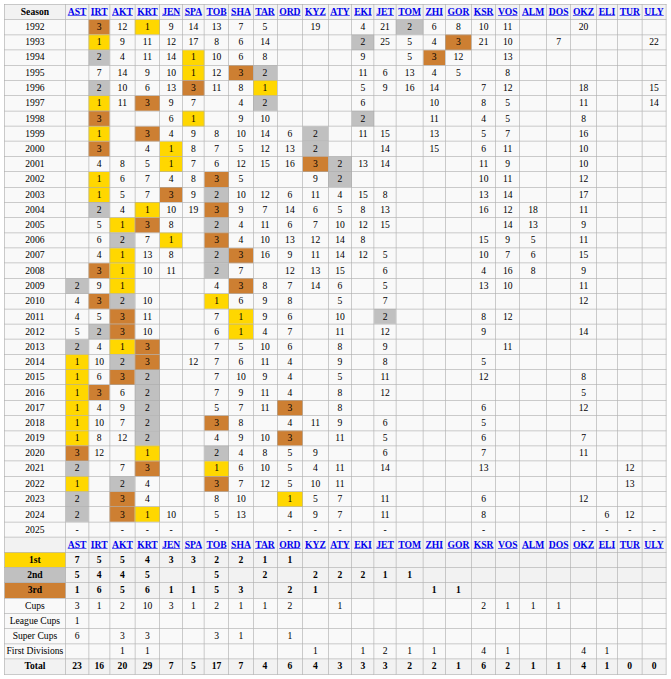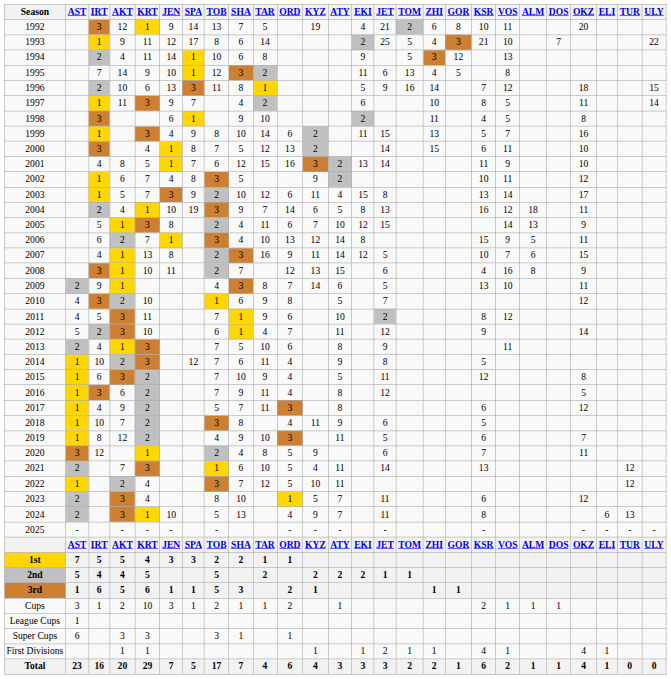(630, 484) 13 -> (630, 484) 12
(630, 514) 12 -> (630, 514) 13
